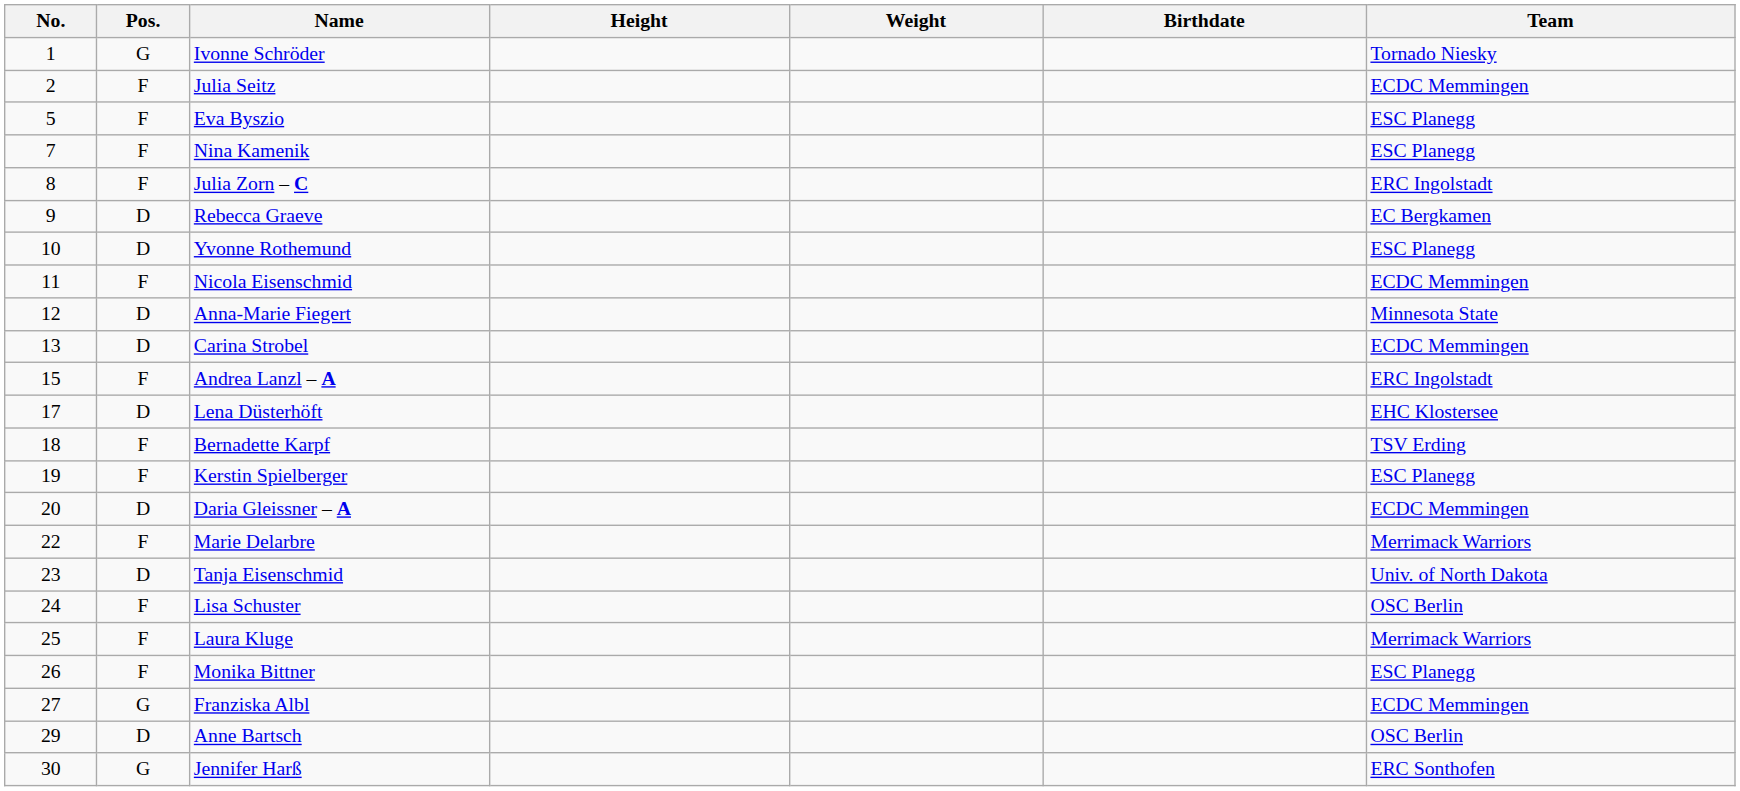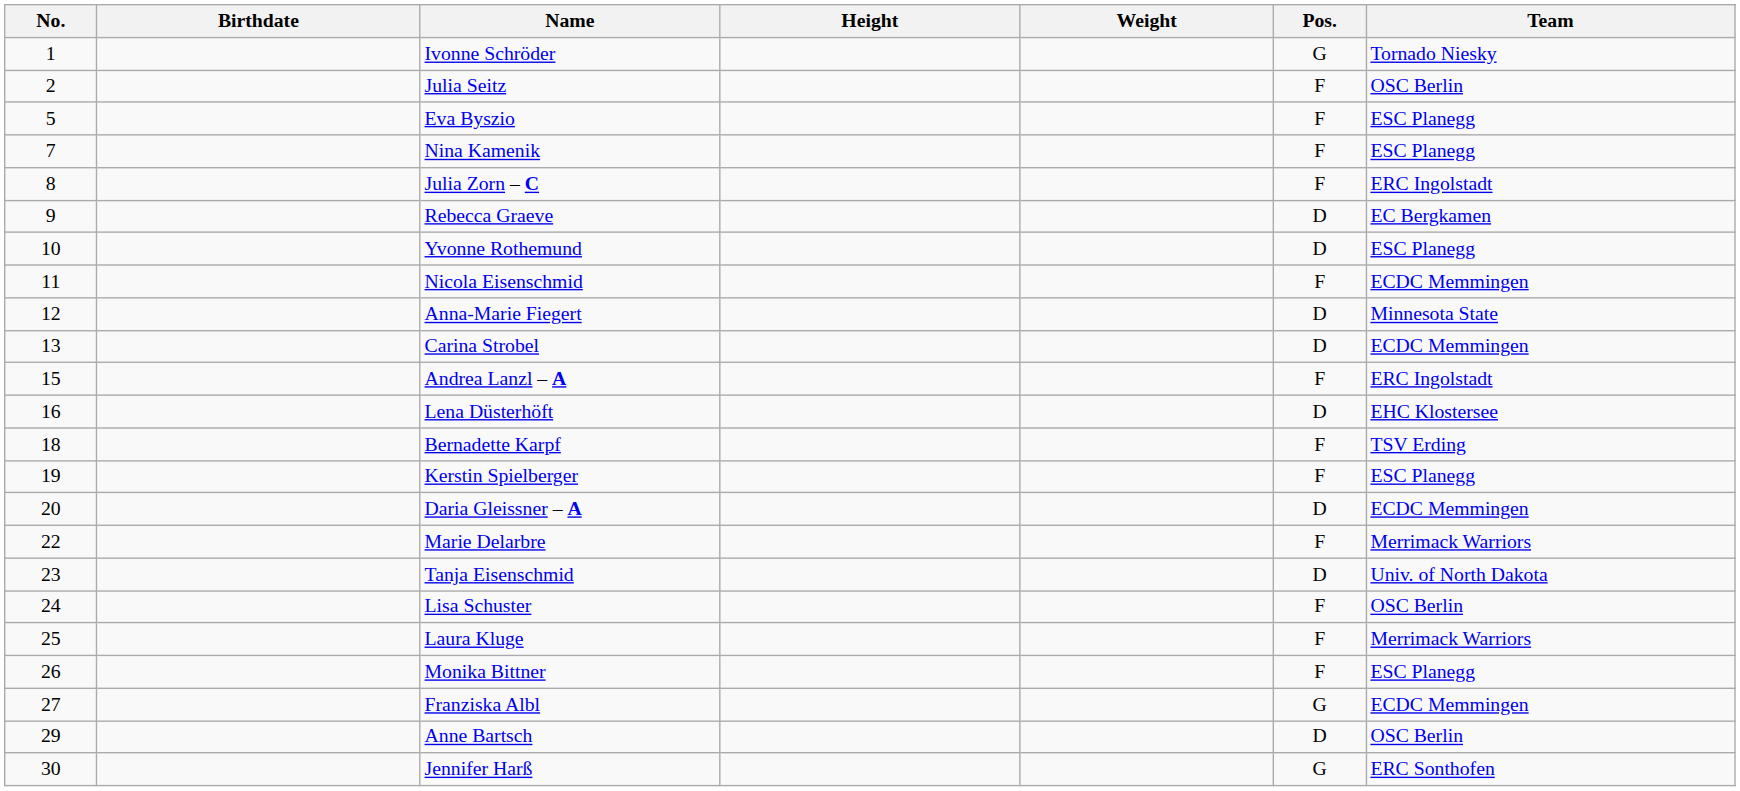columns swapped: (143, 21) <-> (1204, 21)
(1450, 86) ECDC Memmingen -> (1417, 86) OSC Berlin
(51, 411) 17 -> (51, 411) 16
